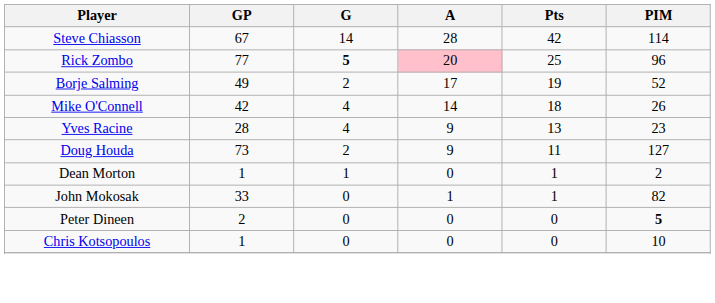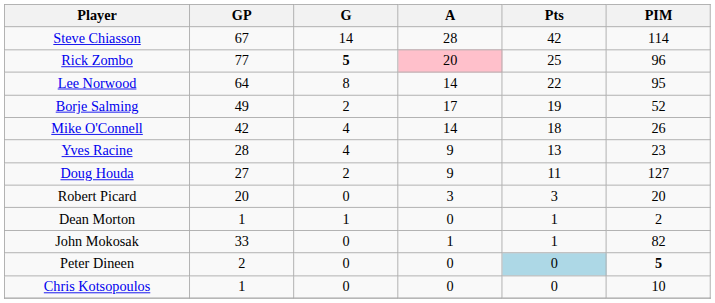+ row: (97, 83)
(242, 151) 73 -> (242, 173) 27
+ row: (97, 196)
(554, 219) no background -> (554, 264) lightblue background
